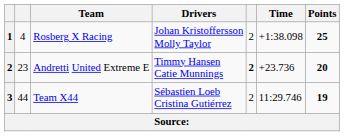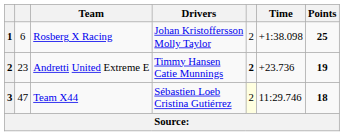(23, 37) 4 -> (23, 37) 6
(322, 67) 20 -> (322, 67) 19
(23, 97) 44 -> (23, 97) 47
(251, 97) no background -> (251, 97) lightyellow background
(322, 97) 19 -> (322, 97) 18
